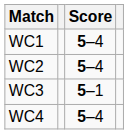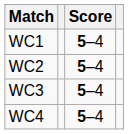(90, 91) 5–1 -> (90, 91) 5–4
